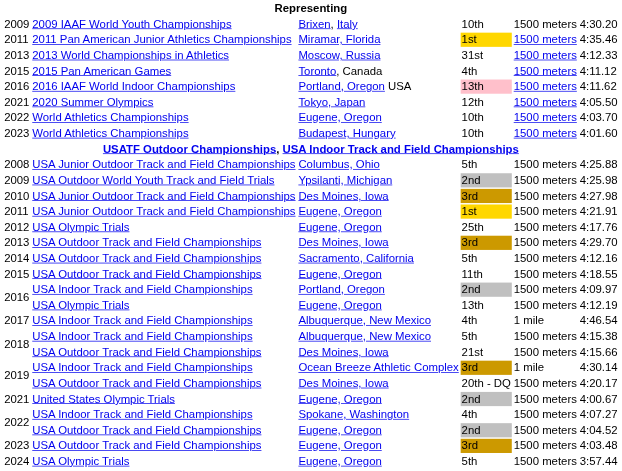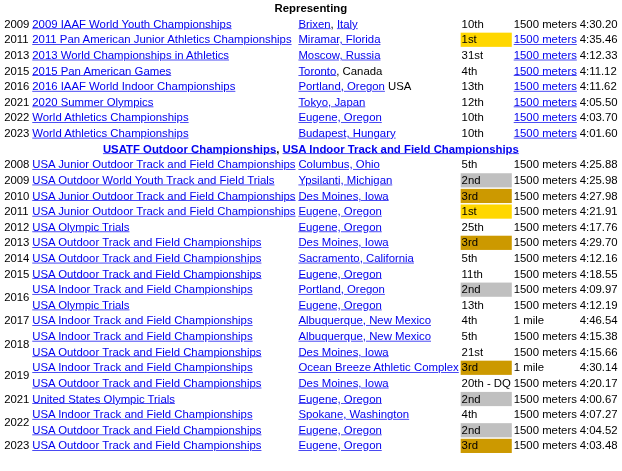(473, 86) pink background -> (473, 86) no background
- row: (17, 461)
